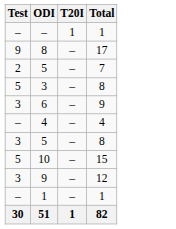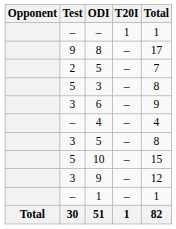+ column: (32, 13)
